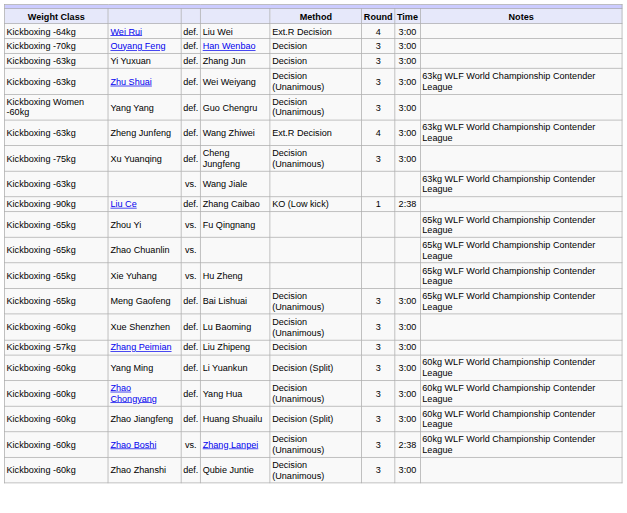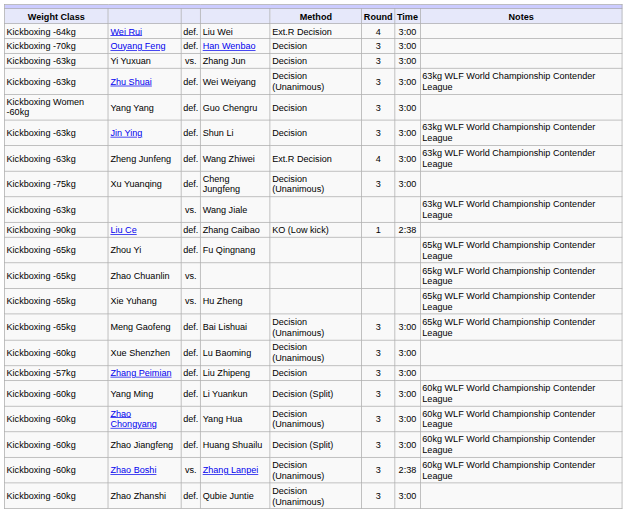(191, 61) def. -> (191, 61) vs.
(298, 107) Decision (Unanimous) -> (290, 107) Decision
+ row: (126, 132)
(191, 224) vs. -> (191, 250) def.
